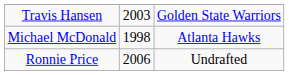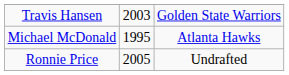(137, 37) 1998 -> (137, 37) 1995
(137, 59) 2006 -> (137, 59) 2005
